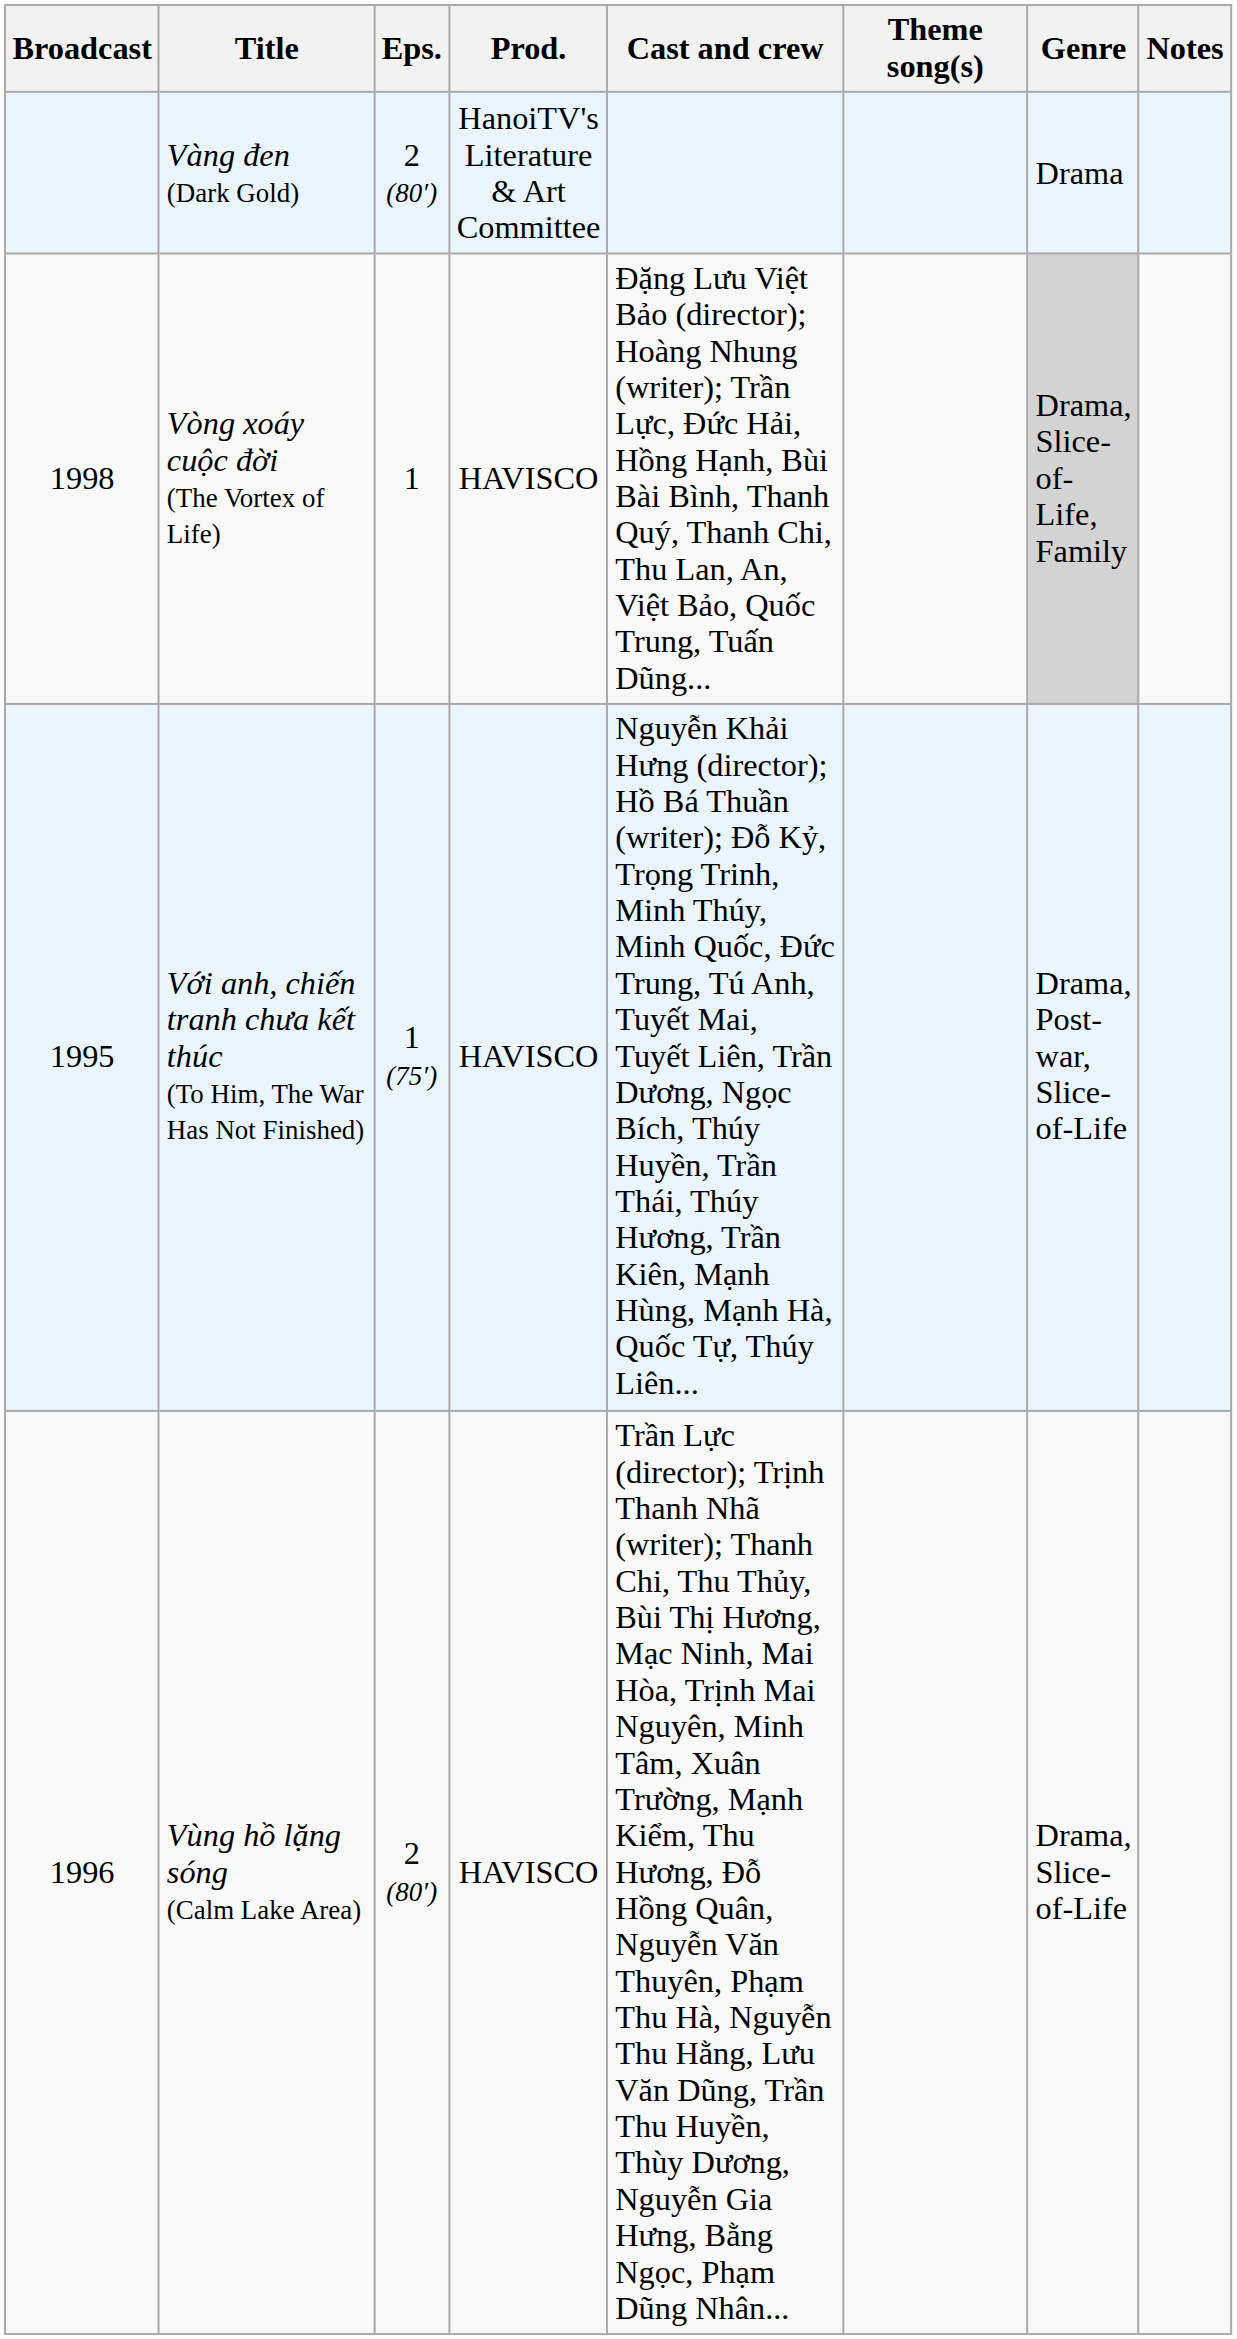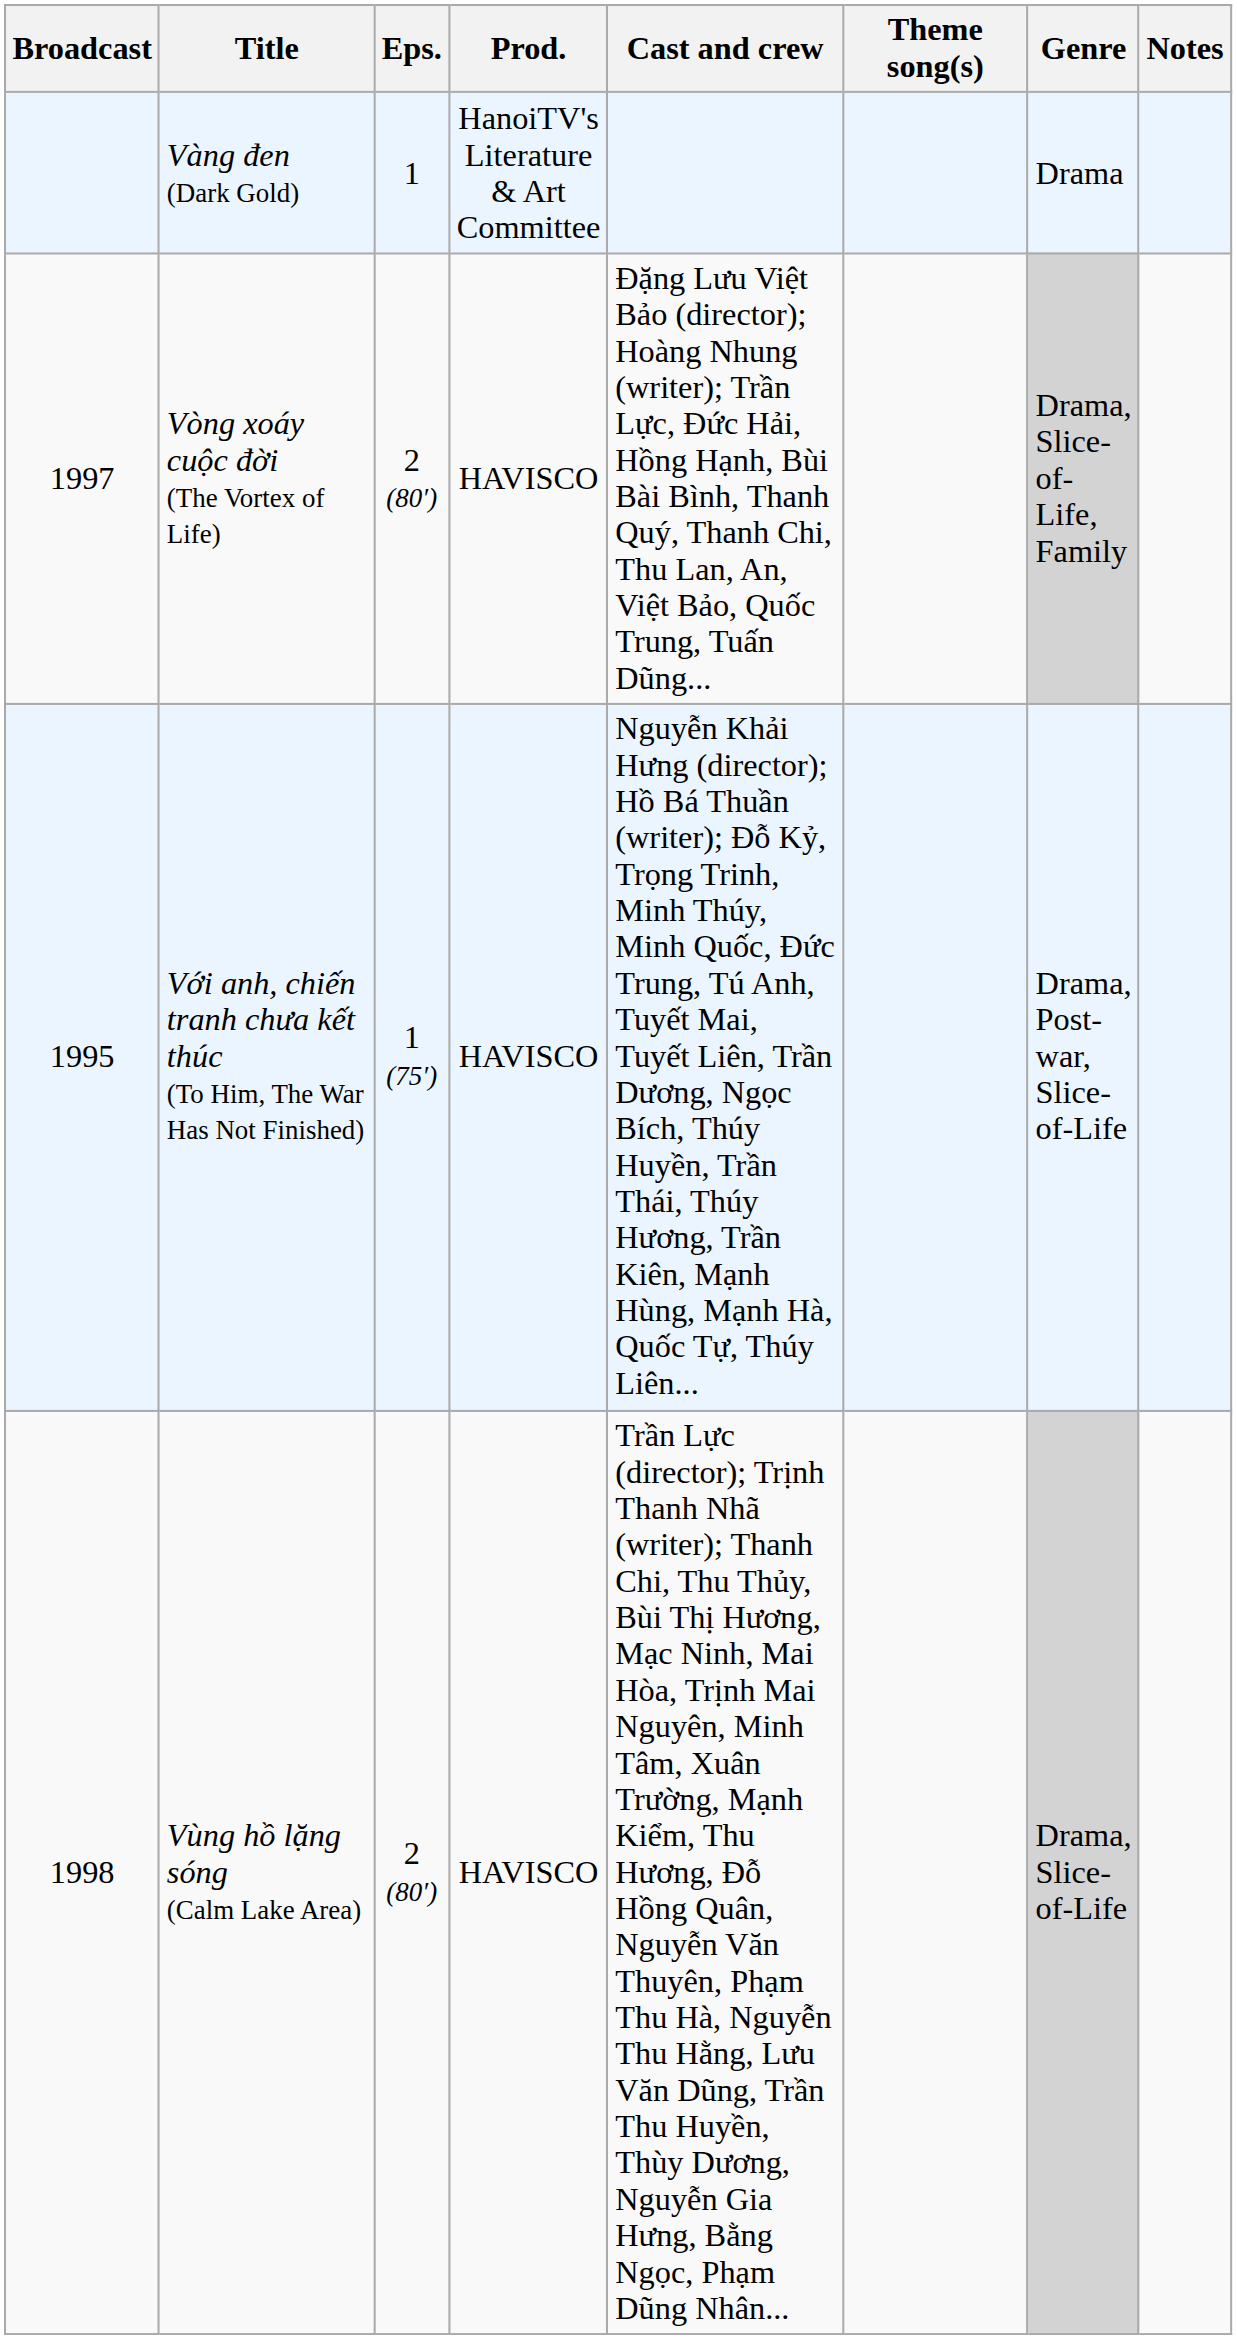(412, 172) 2 (80′) -> (412, 172) 1
(82, 478) 1998 -> (82, 478) 1997
(412, 478) 1 -> (412, 478) 2 (80′)
(82, 1871) 1996 -> (82, 1871) 1998
(1084, 1871) no background -> (1084, 1871) lightgrey background
